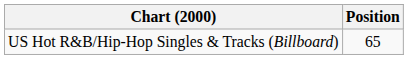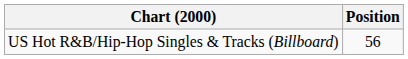(373, 41) 65 -> (373, 41) 56
